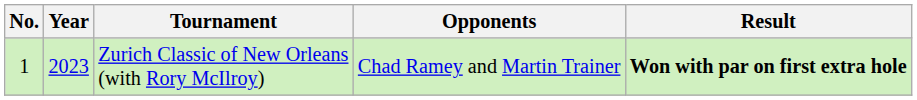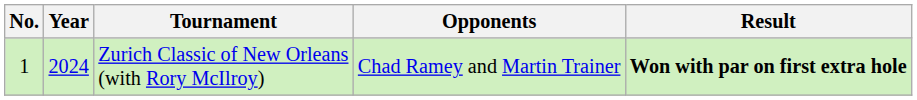(69, 66) 2023 -> (69, 66) 2024
